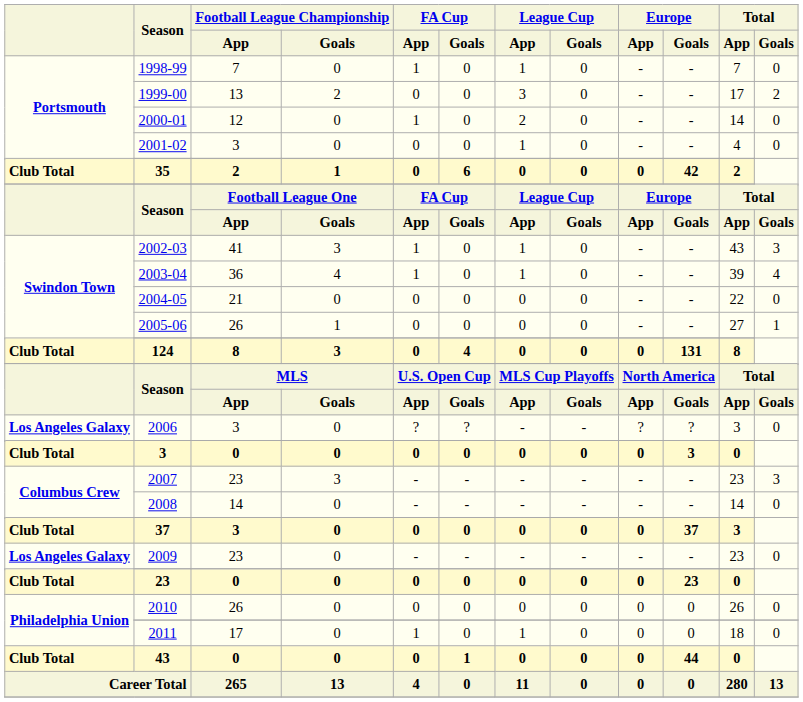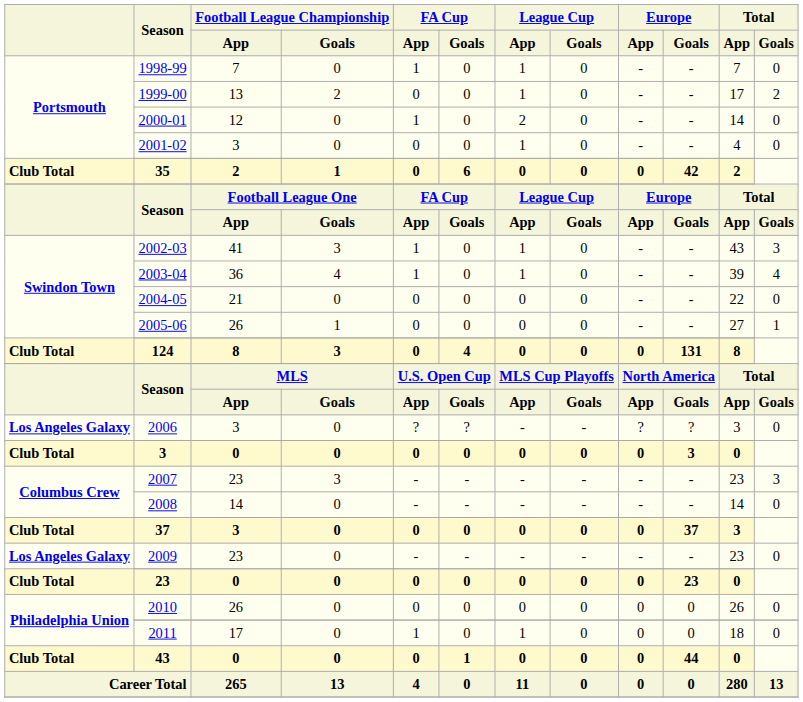(522, 94) 3 -> (522, 94) 1
